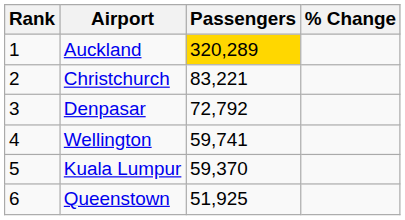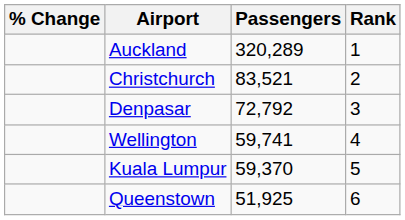columns swapped: (32, 19) <-> (350, 19)
(224, 49) gold background -> (269, 49) no background
(219, 79) 83,221 -> (264, 79) 83,521
